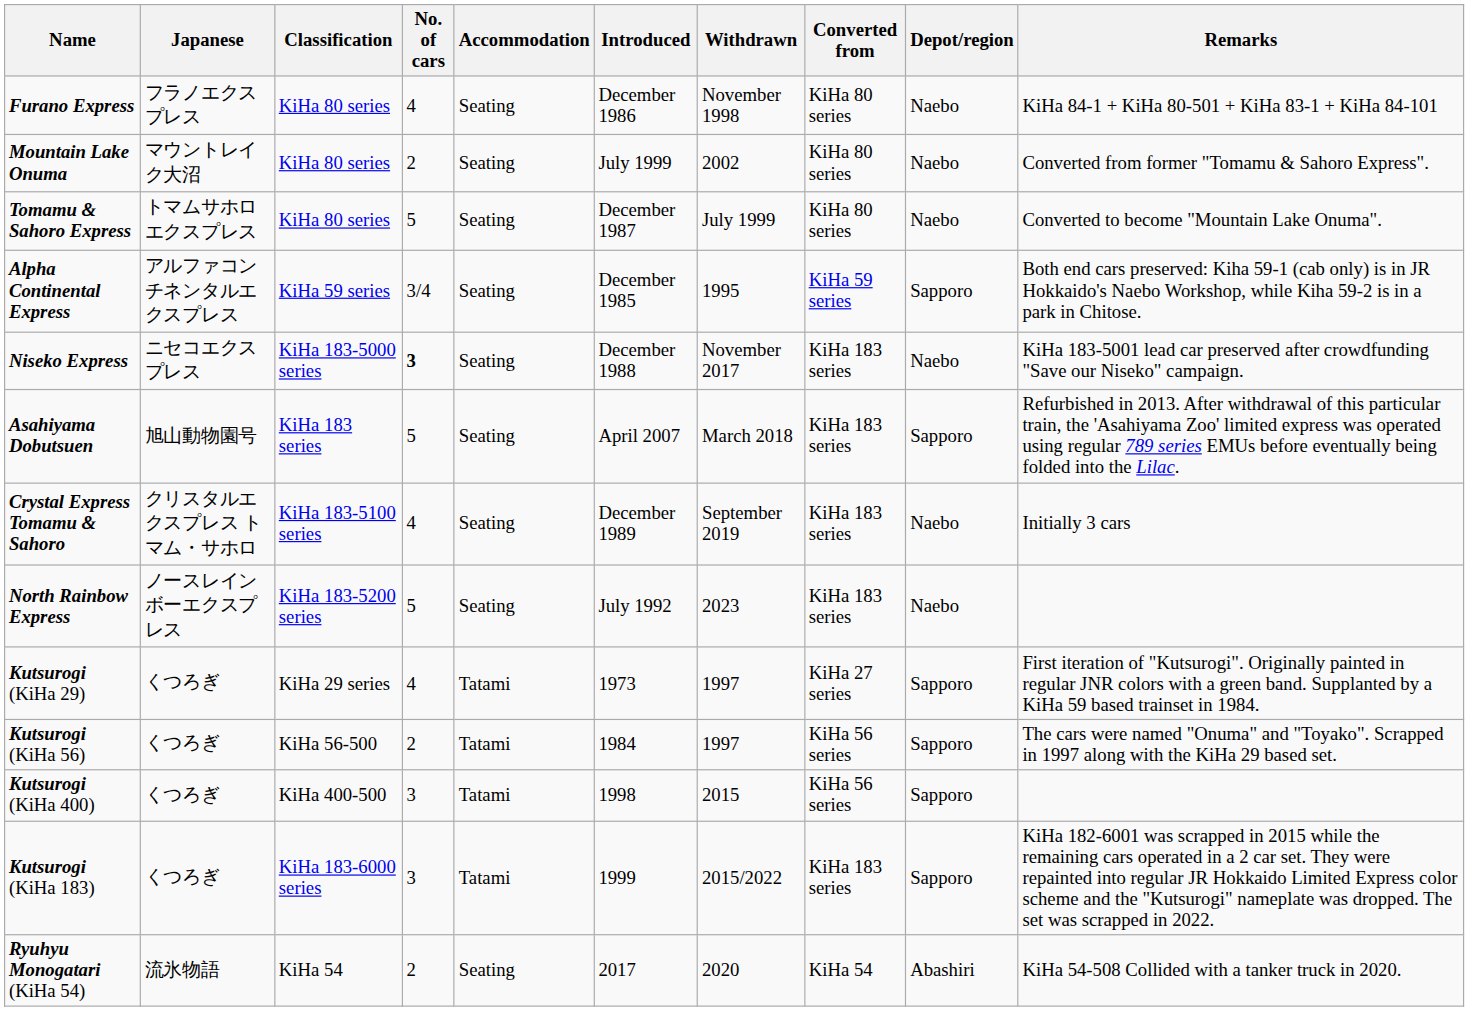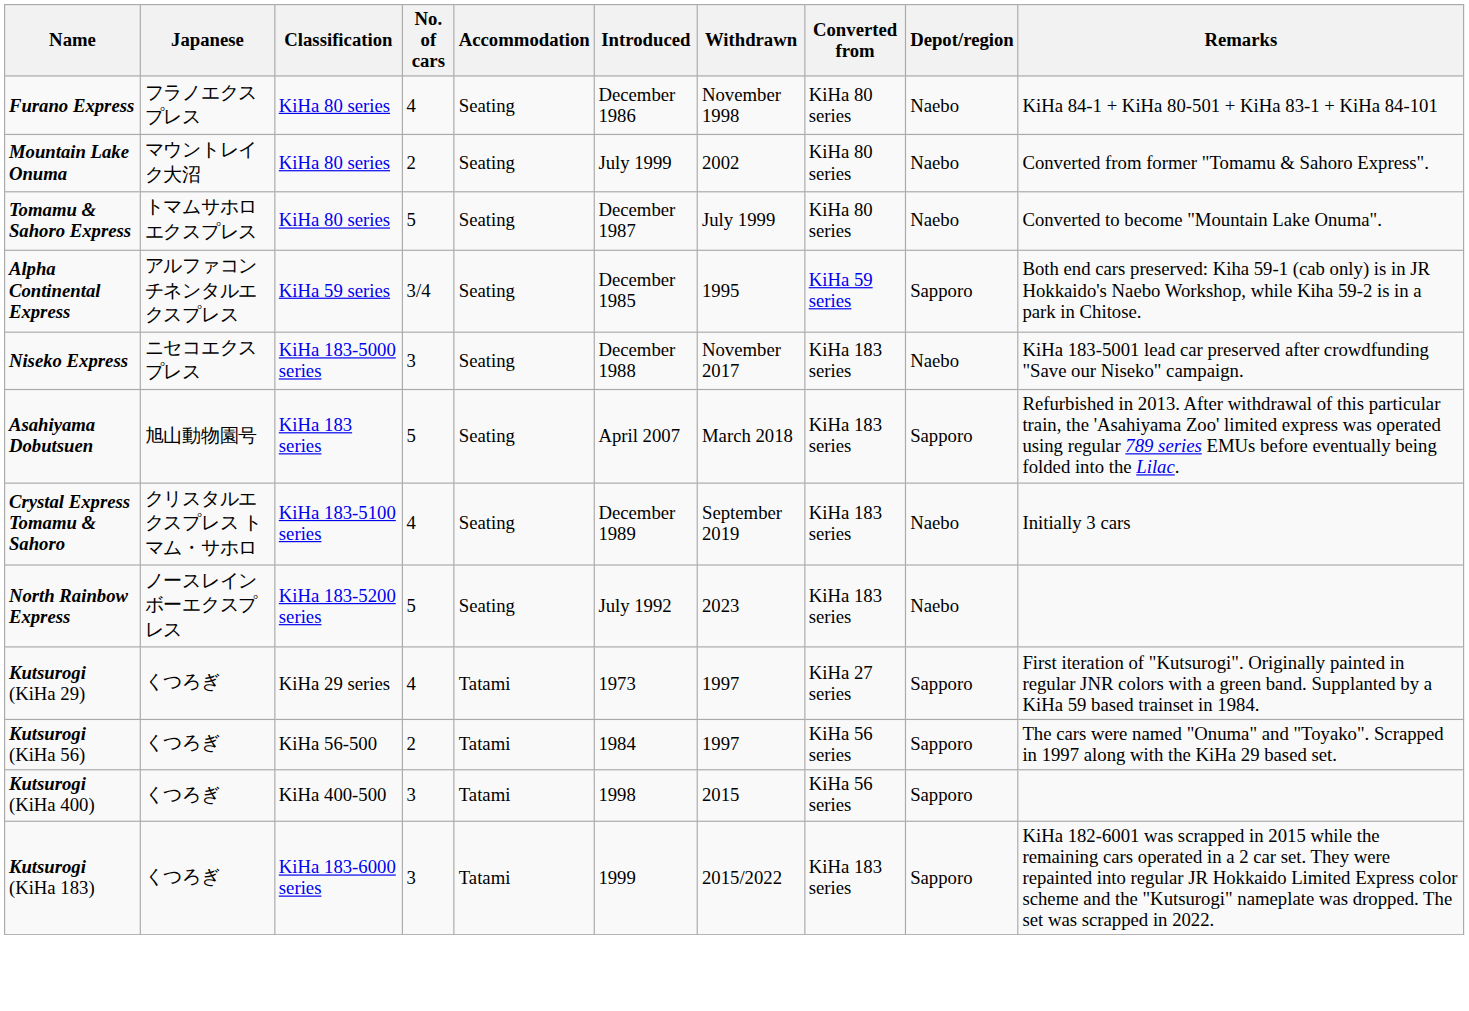(411, 360) bold -> (411, 360) normal
- row: (55, 970)
